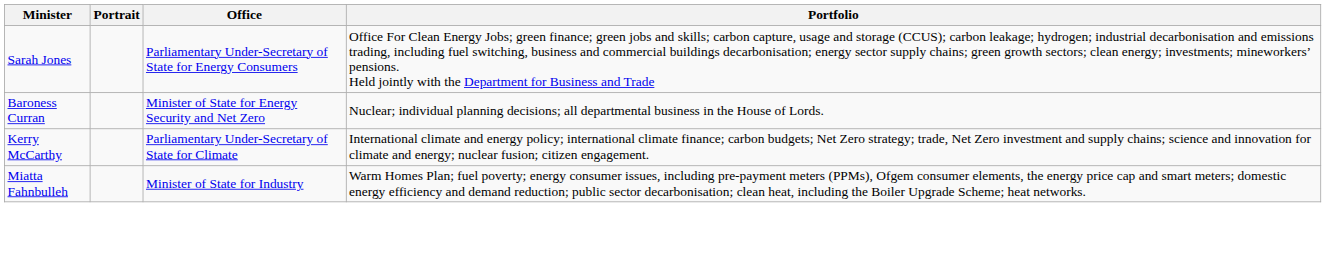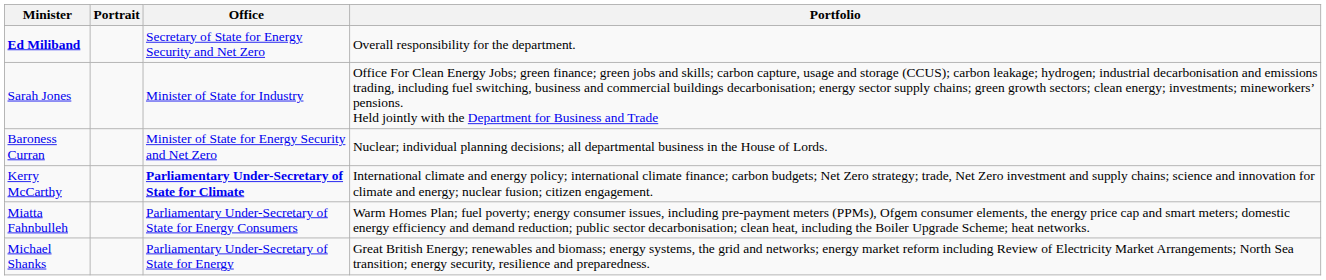+ row: (44, 44)
(237, 59) Parliamentary Under-Secretary of State for Energy Consumers -> (225, 95) Minister of State for Industry
(237, 147) normal -> (245, 183) bold
(225, 183) Minister of State for Industry -> (237, 220) Parliamentary Under-Secretary of State for Energy Consumers
+ row: (30, 256)
